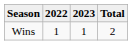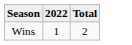- column: (84, 13)
